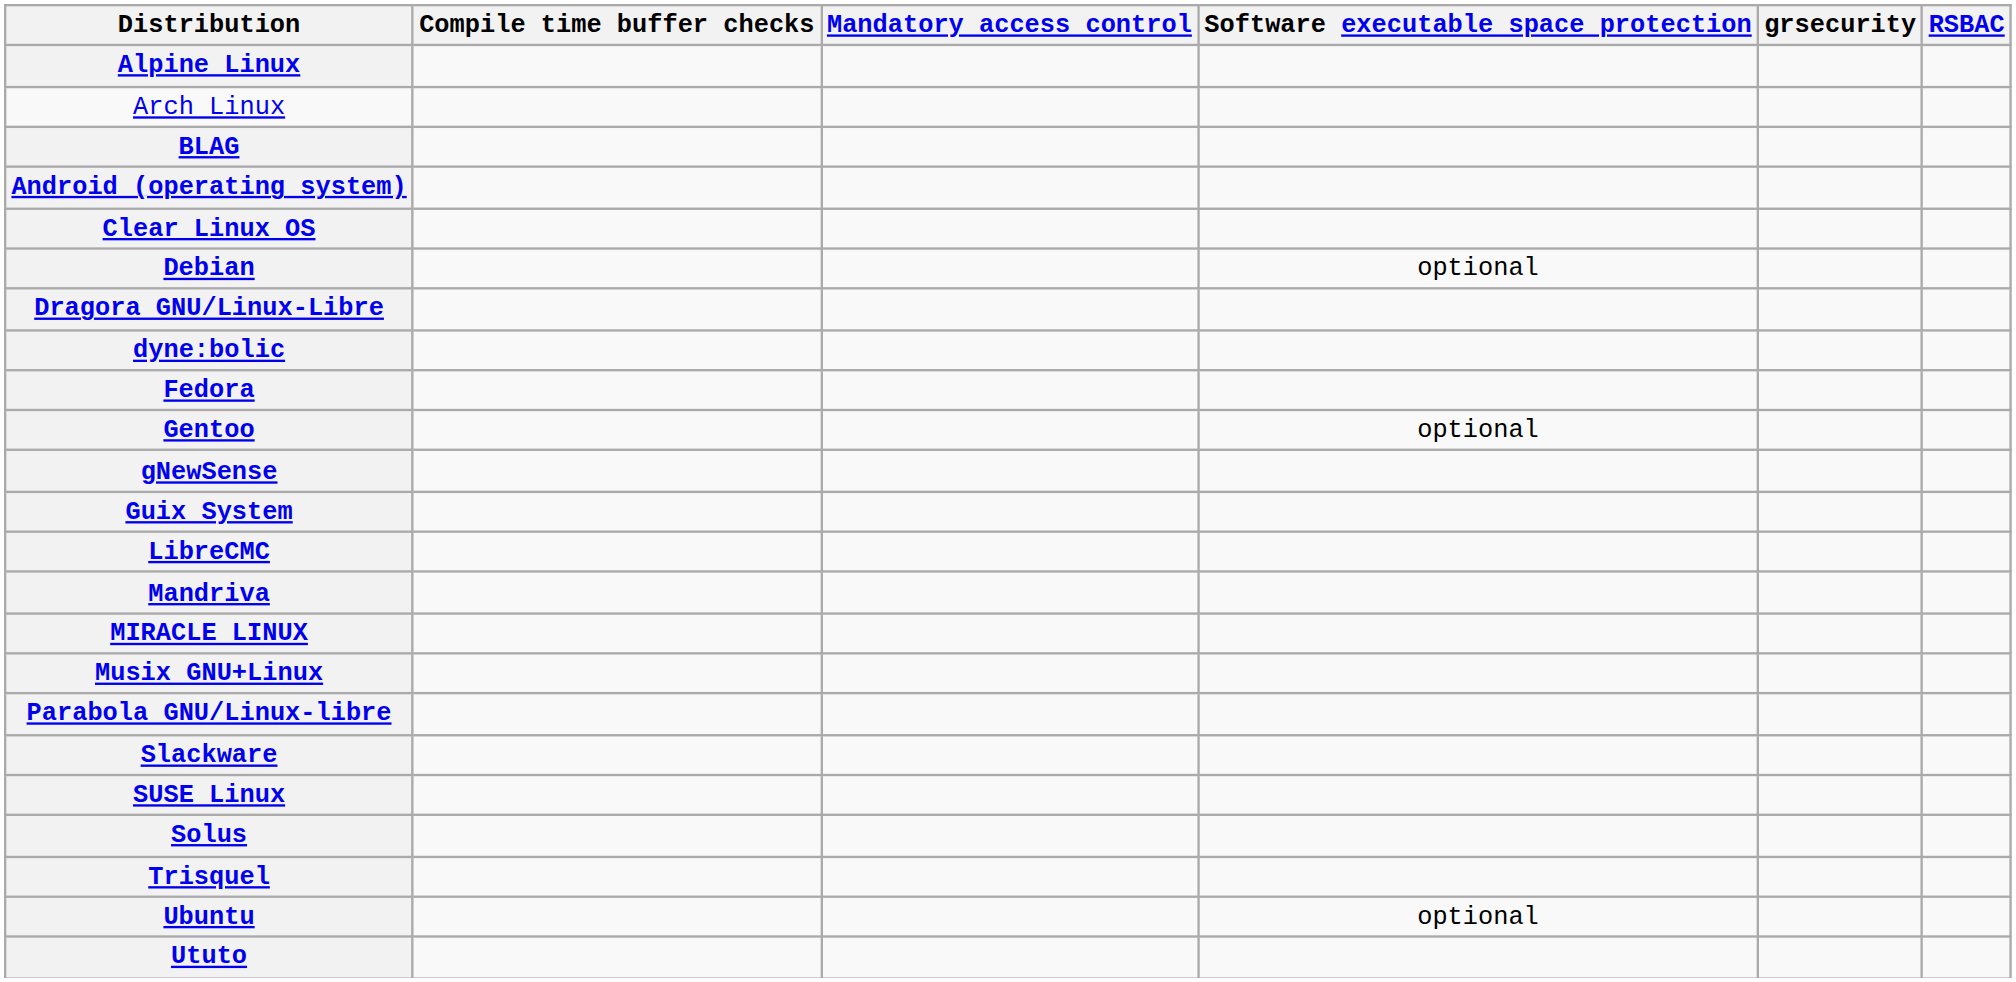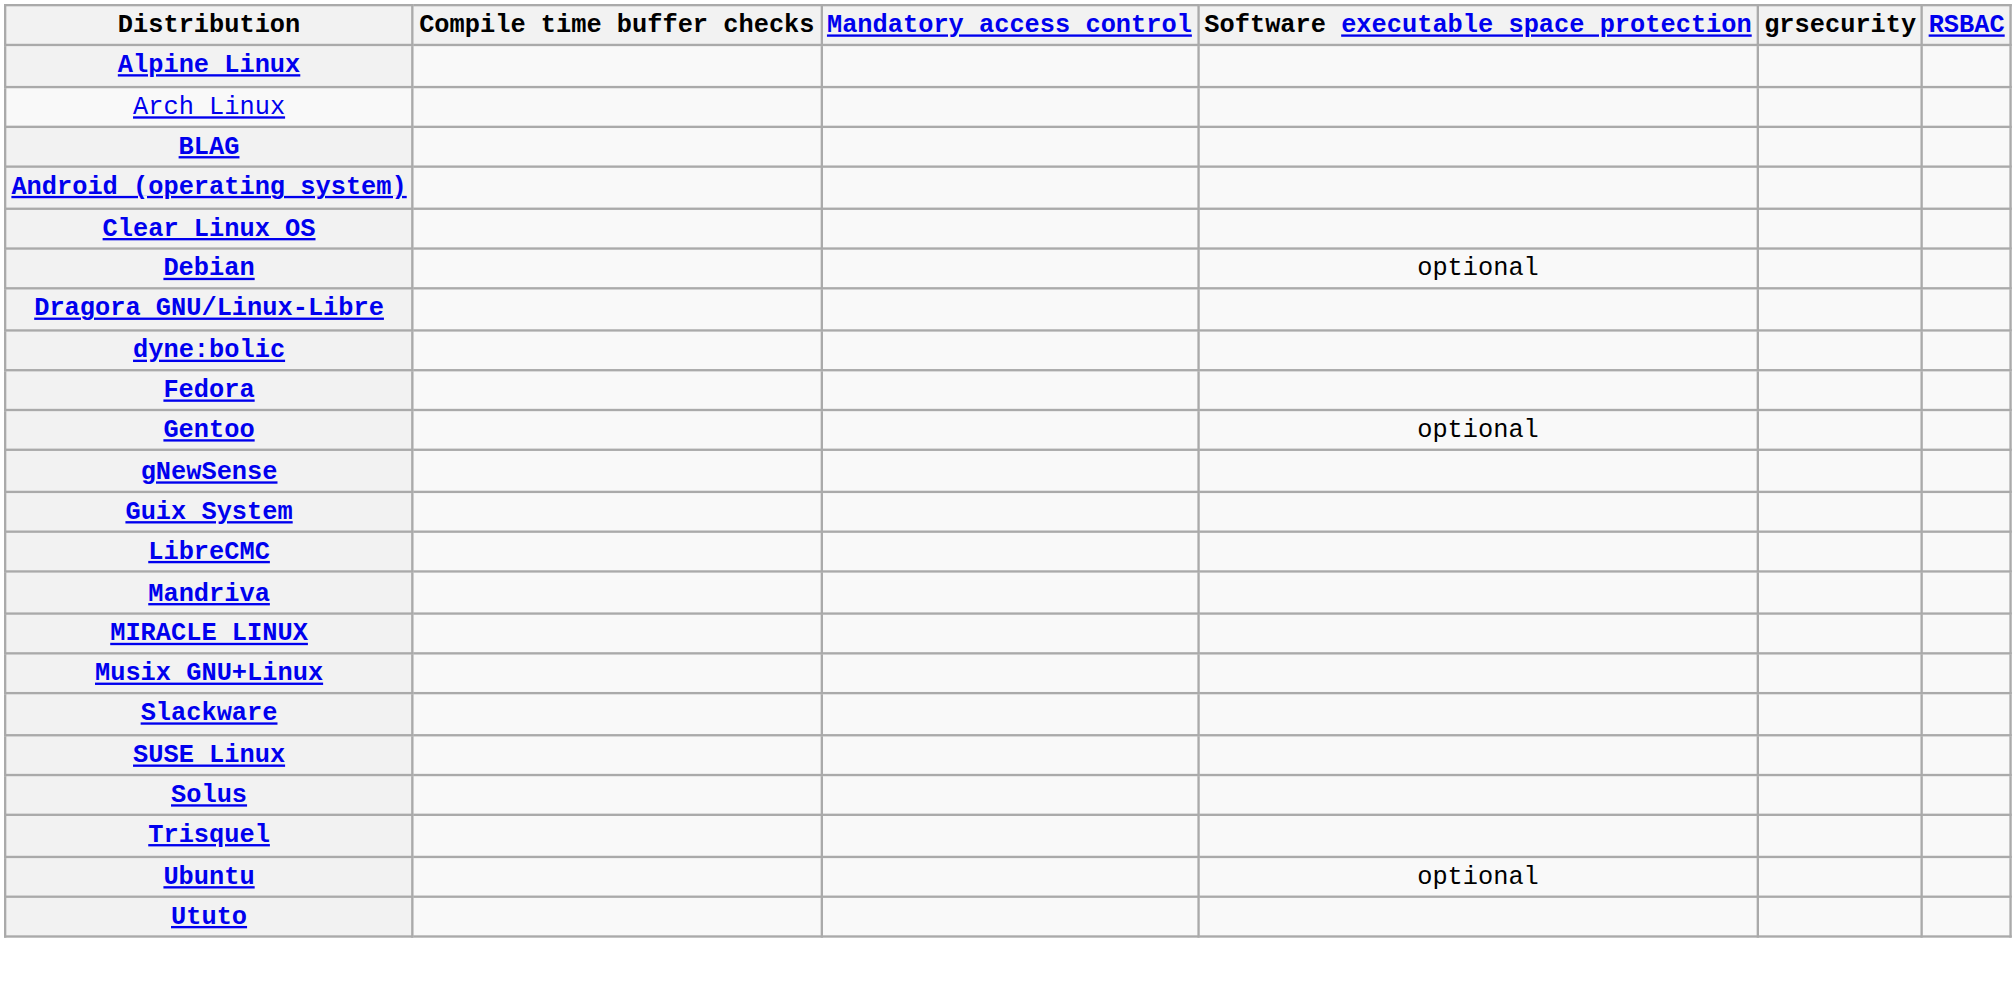- row: (209, 714)
